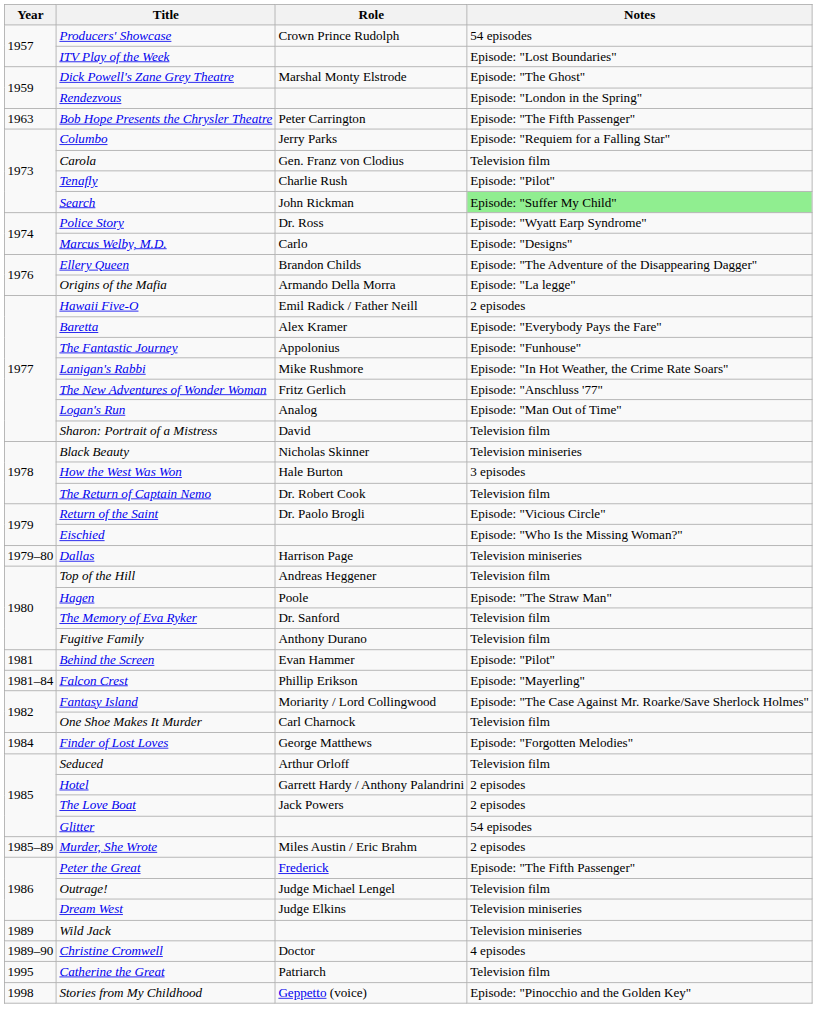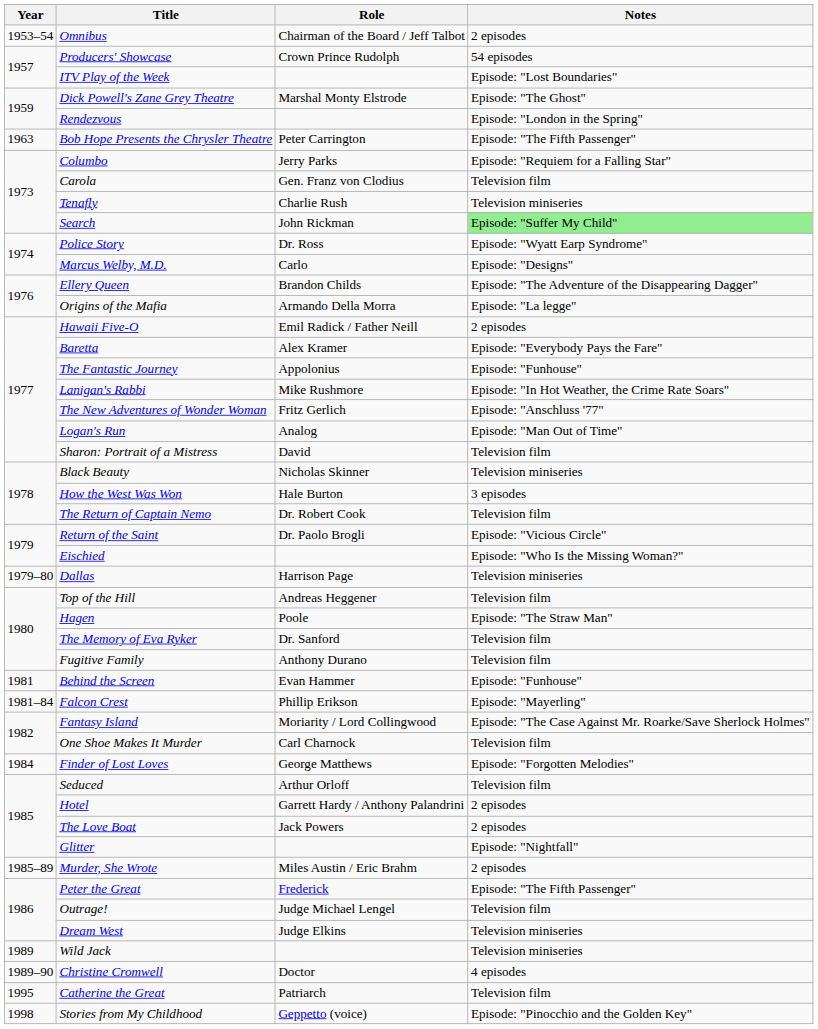+ row: (83, 35)
(513, 181) Episode: "Pilot" -> (527, 202) Television miniseries
(513, 659) Episode: "Pilot" -> (527, 680) Episode: "Funhouse"
(501, 826) 54 episodes -> (525, 847) Episode: "Nightfall"
